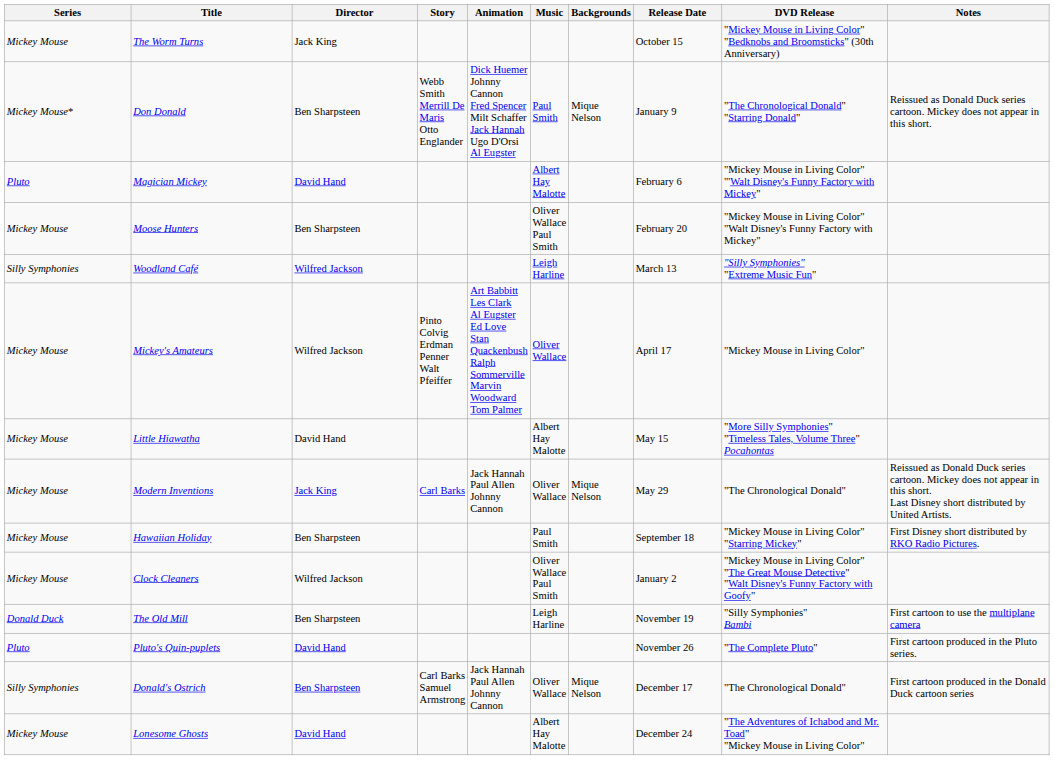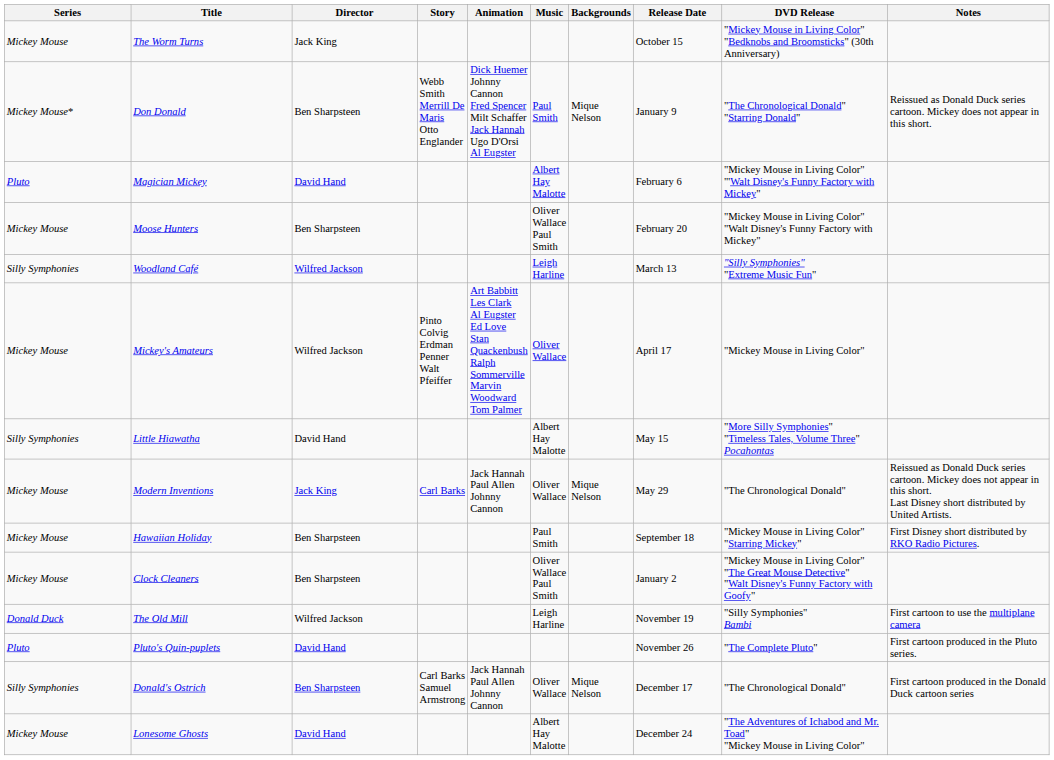(37, 438) Mickey Mouse -> (43, 438) Silly Symphonies
(329, 578) Wilfred Jackson -> (327, 578) Ben Sharpsteen
(327, 618) Ben Sharpsteen -> (329, 618) Wilfred Jackson
